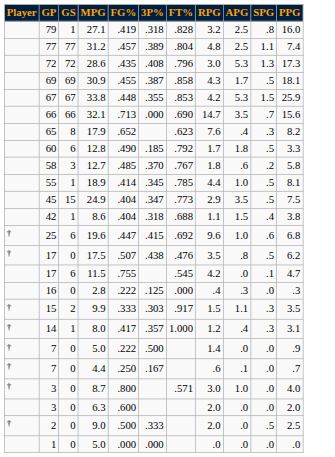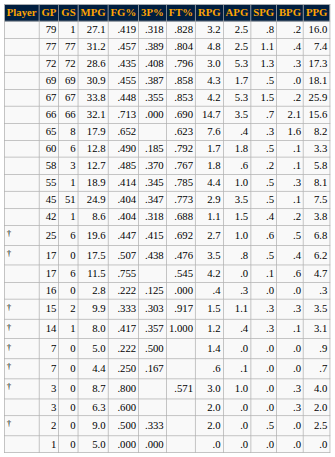+ column: (290, 13)
(70, 200) 15 -> (70, 200) 51
(214, 235) 9.6 -> (214, 235) 2.7
